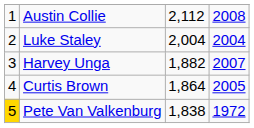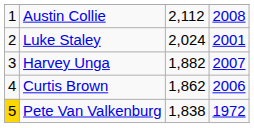(187, 39) 2,004 -> (187, 39) 2,024
(229, 39) 2004 -> (229, 39) 2001
(187, 87) 1,864 -> (187, 87) 1,862
(229, 87) 2005 -> (229, 87) 2006
